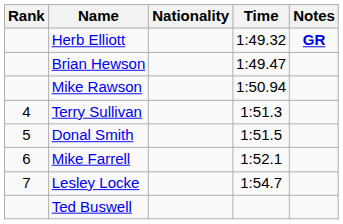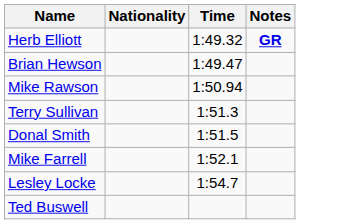- column: (26, 16)
